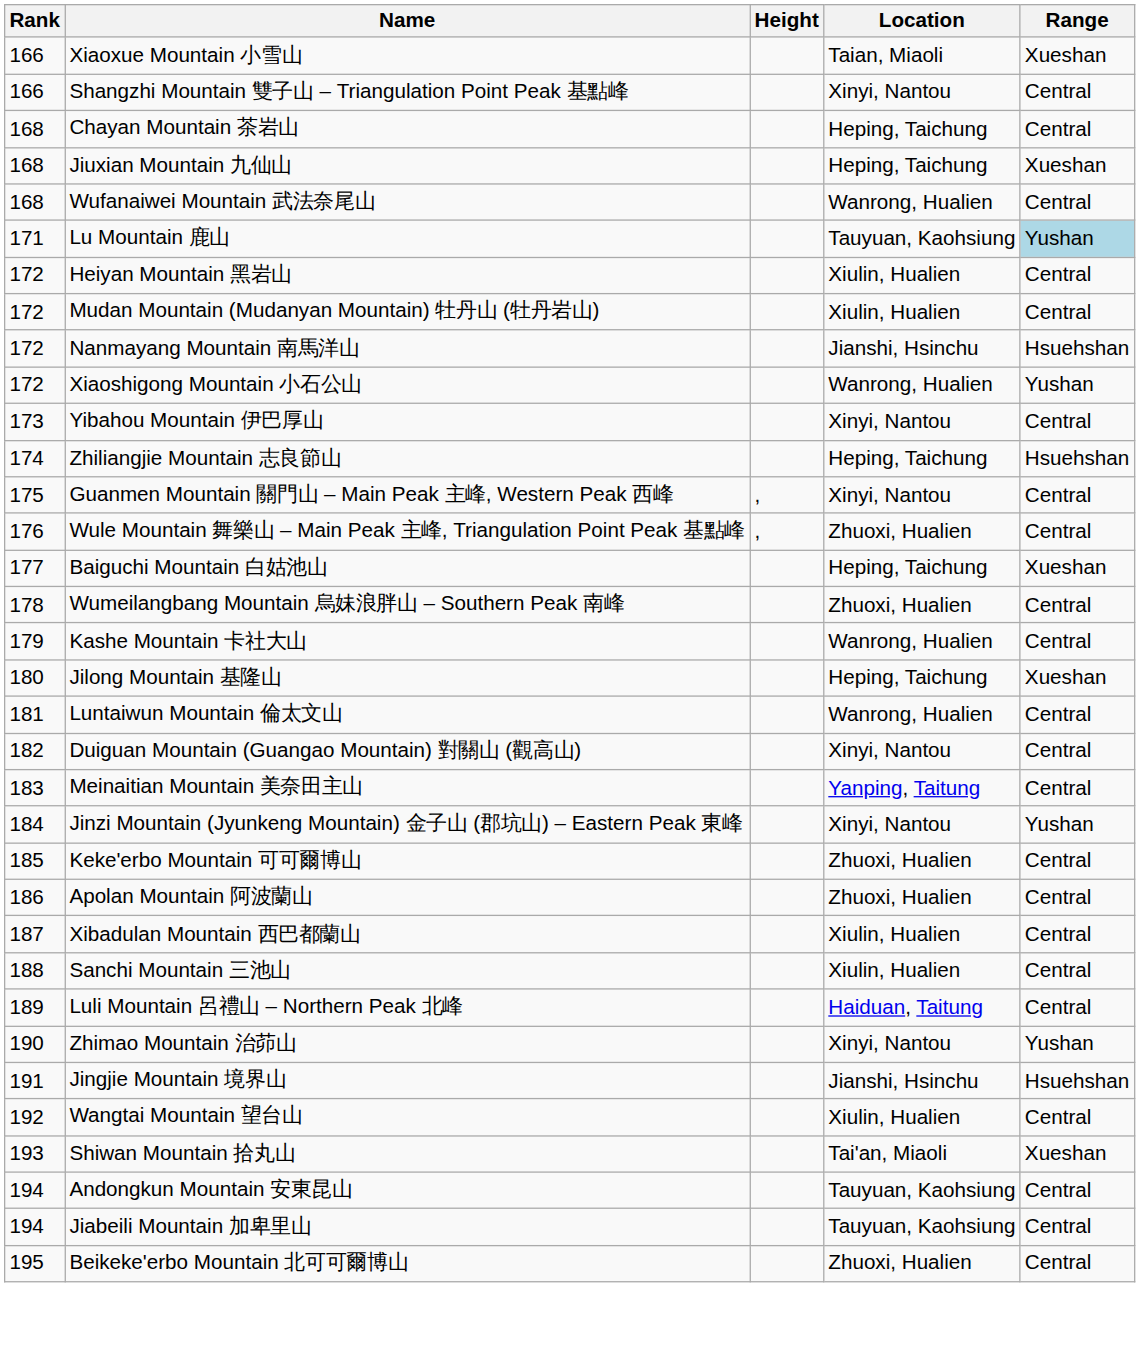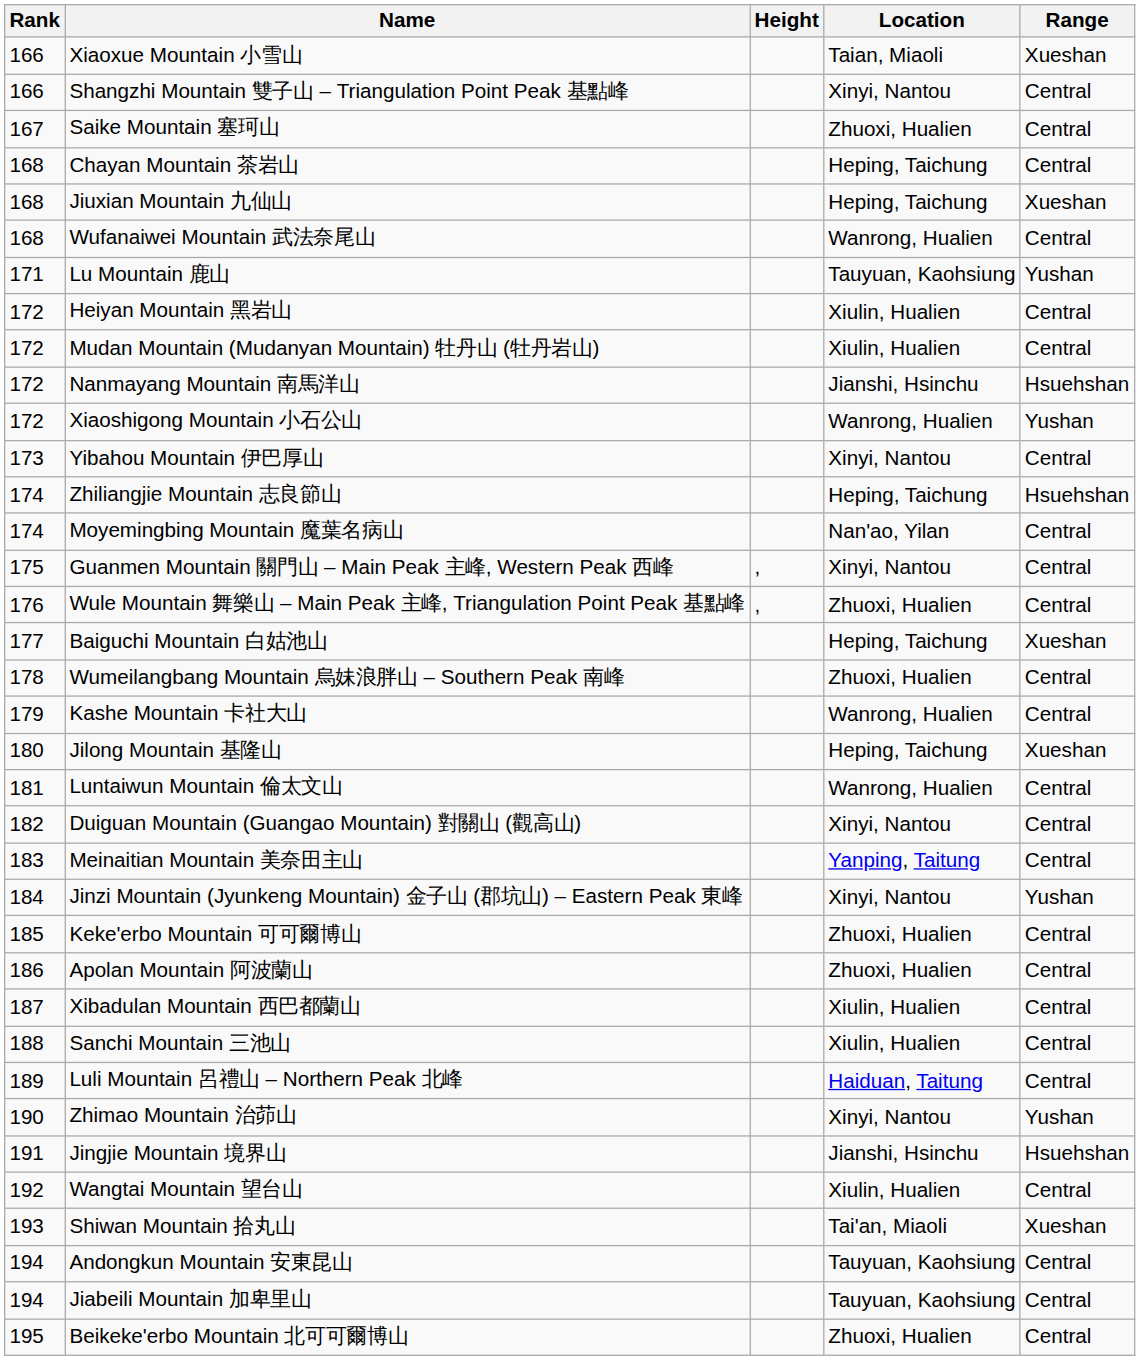+ row: (174, 128)
(1059, 238) lightblue background -> (1059, 275) no background
+ row: (236, 530)
